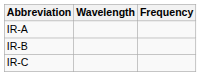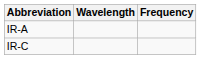- row: (17, 46)
